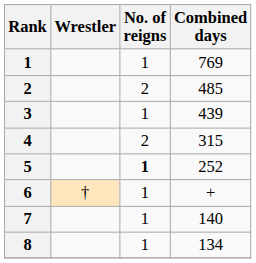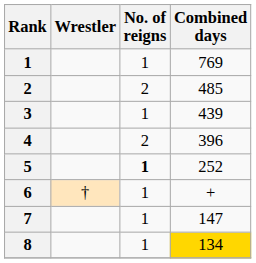(211, 140) 315 -> (211, 140) 396
(211, 219) 140 -> (211, 219) 147
(211, 245) no background -> (211, 245) gold background
